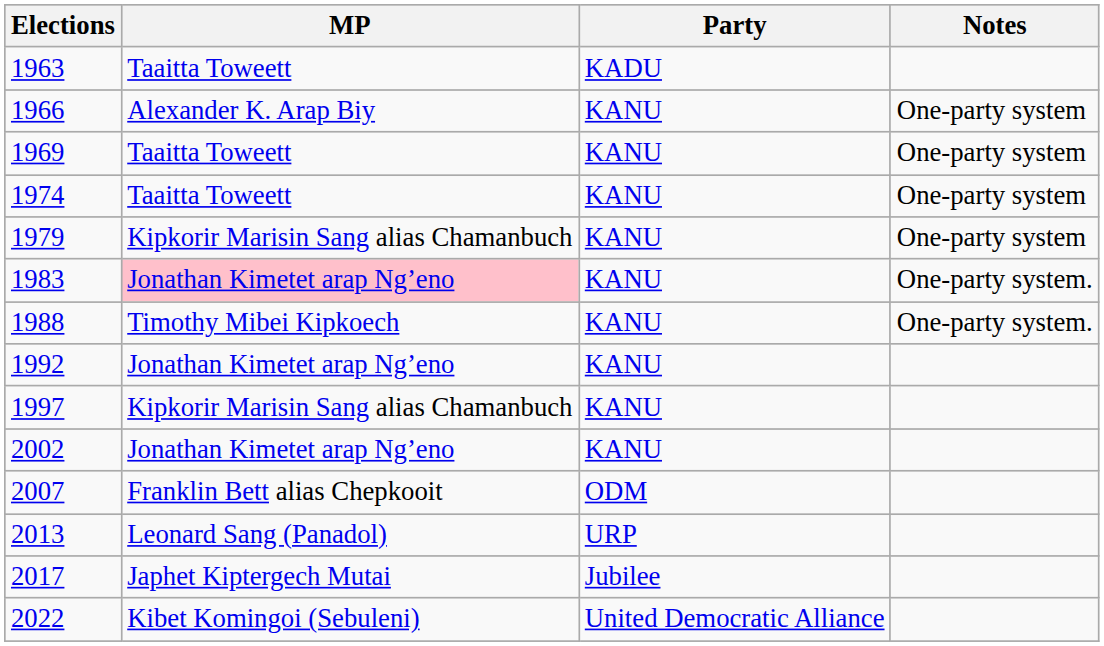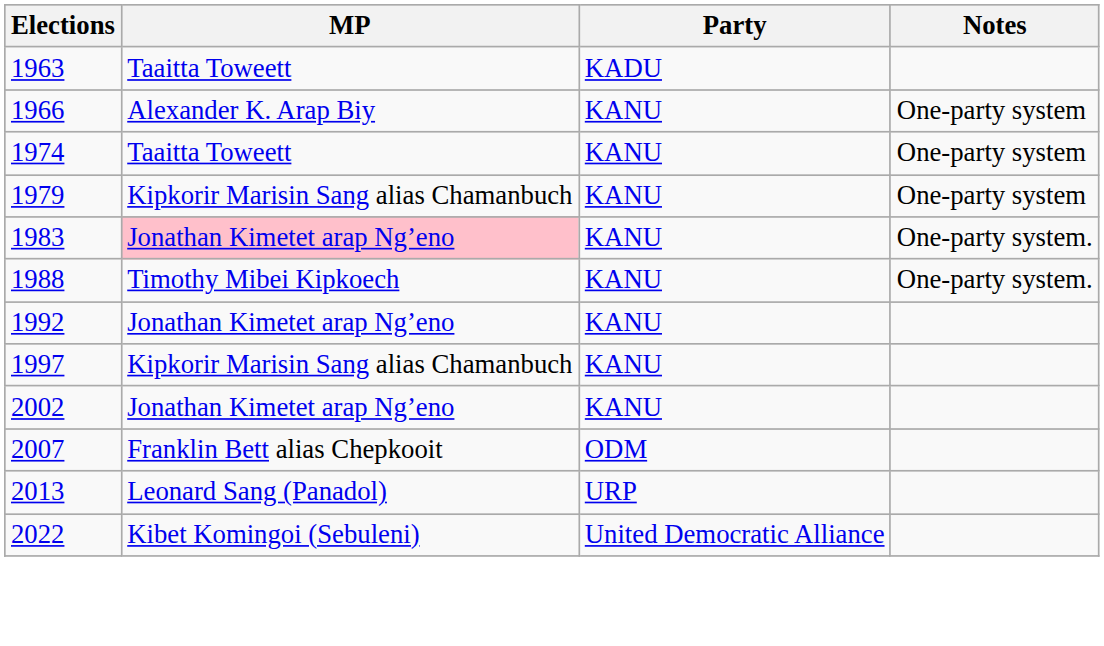- row: (38, 152)
- row: (38, 576)
